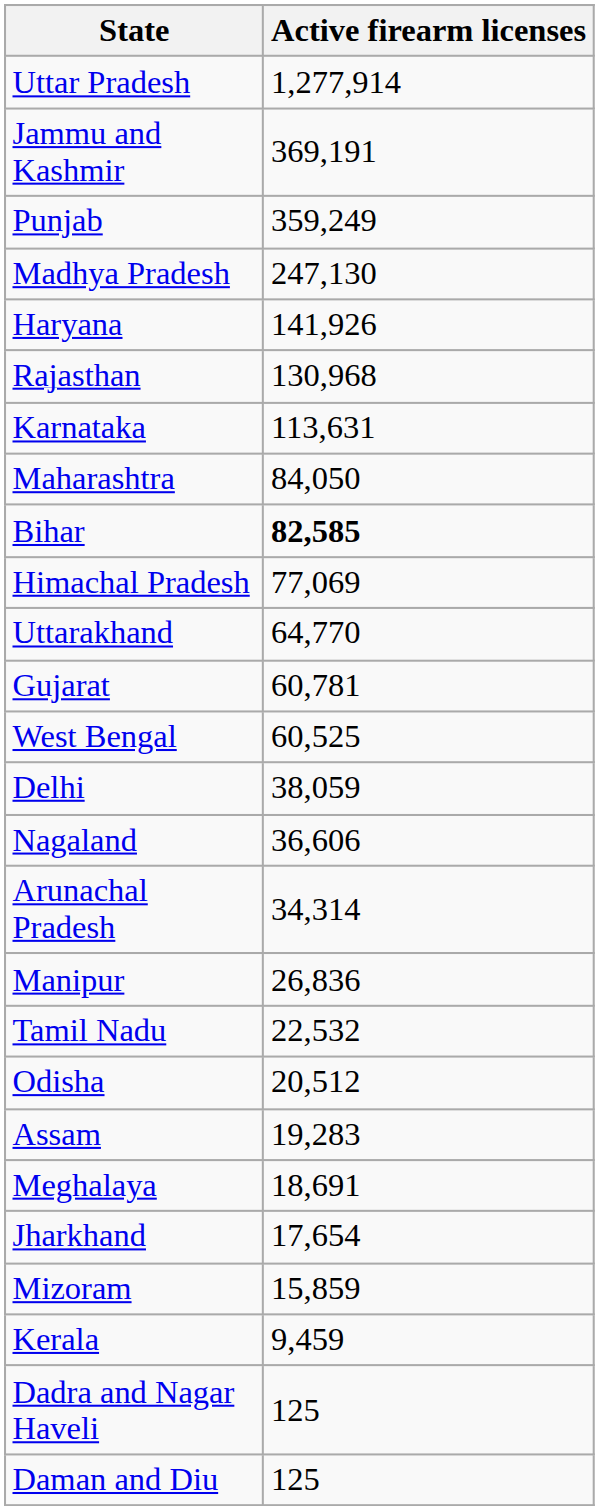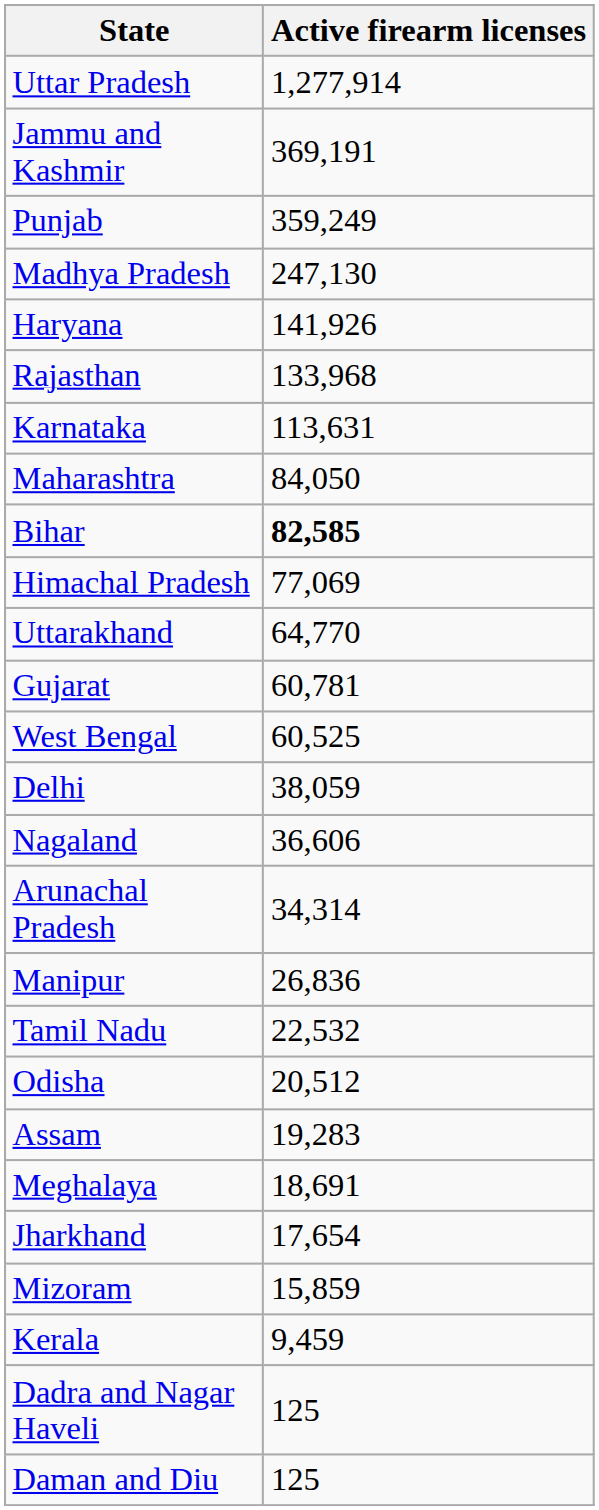(324, 375) 130,968 -> (324, 375) 133,968
